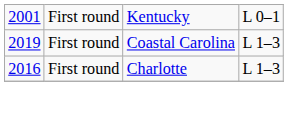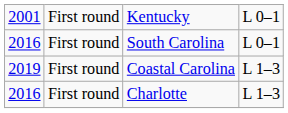+ row: (176, 42)
